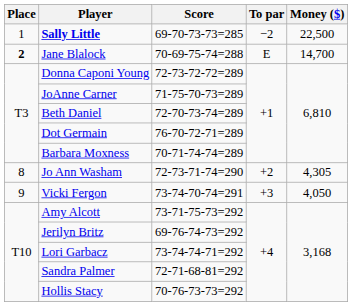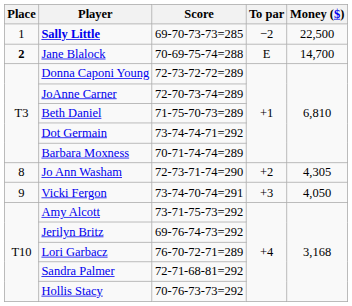(199, 93) 71-75-70-73=289 -> (199, 93) 72-70-73-74=289
(199, 113) 72-70-73-74=289 -> (199, 113) 71-75-70-73=289
(199, 133) 76-70-72-71=289 -> (199, 133) 73-74-74-71=292
(199, 251) 73-74-74-71=292 -> (199, 251) 76-70-72-71=289
